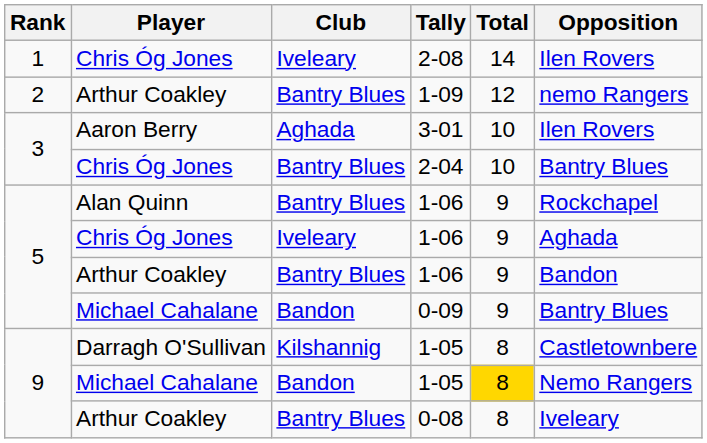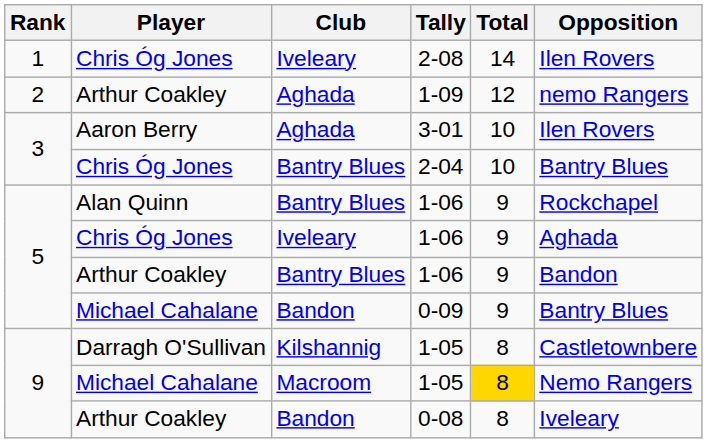(341, 94) Bantry Blues -> (316, 94) Aghada
(316, 382) Bandon -> (324, 382) Macroom
(341, 418) Bantry Blues -> (316, 418) Bandon
